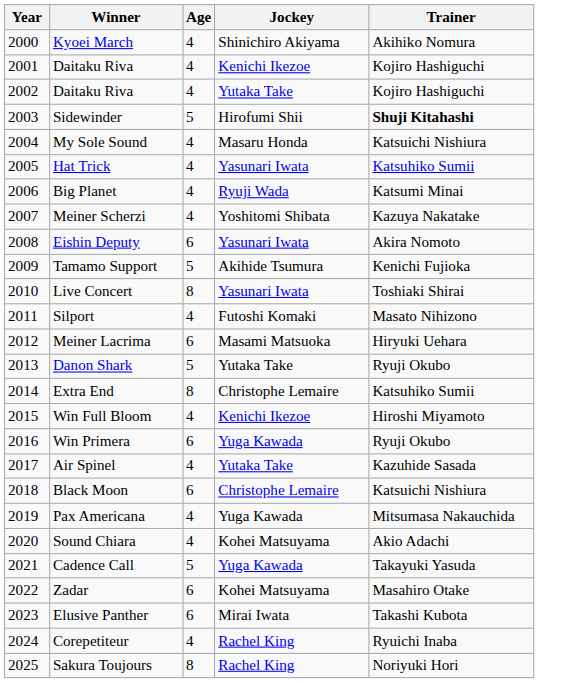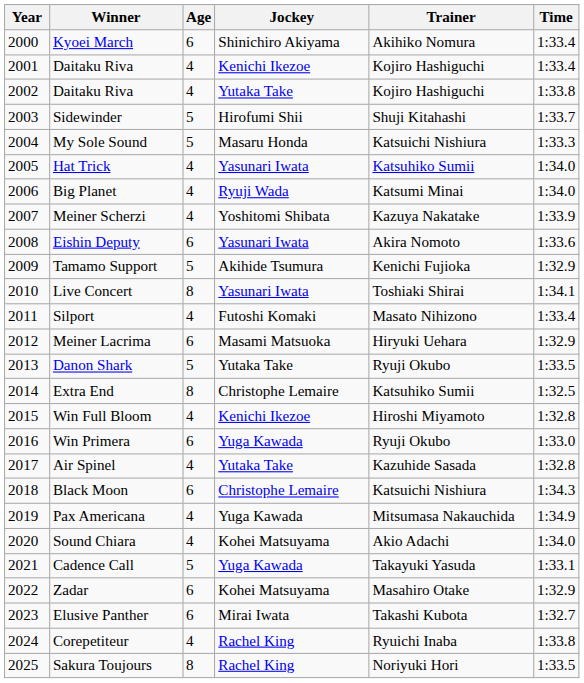+ column: (556, 17)
(190, 42) 4 -> (190, 42) 6
(423, 117) bold -> (419, 117) normal
(190, 142) 4 -> (190, 142) 5
